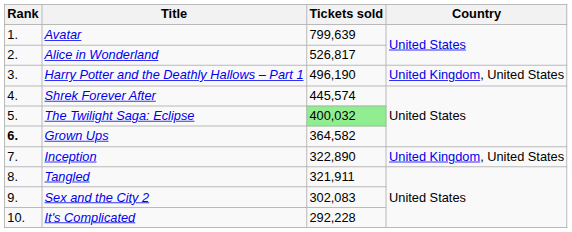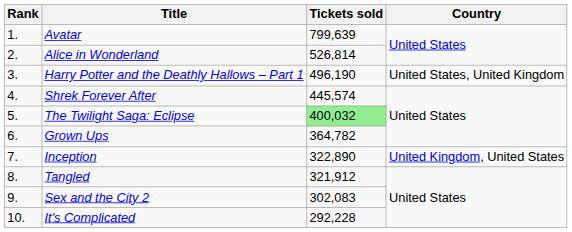(333, 55) 526,817 -> (333, 55) 526,814
(477, 75) United Kingdom, United States -> (477, 75) United States, United Kingdom
(13, 136) bold -> (13, 136) normal
(333, 136) 364,582 -> (333, 136) 364,782
(332, 177) 321,911 -> (333, 177) 321,912
